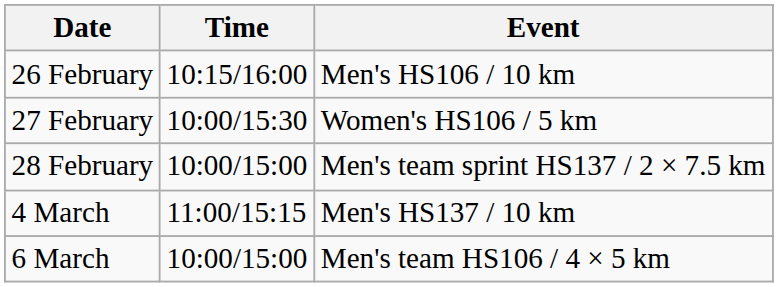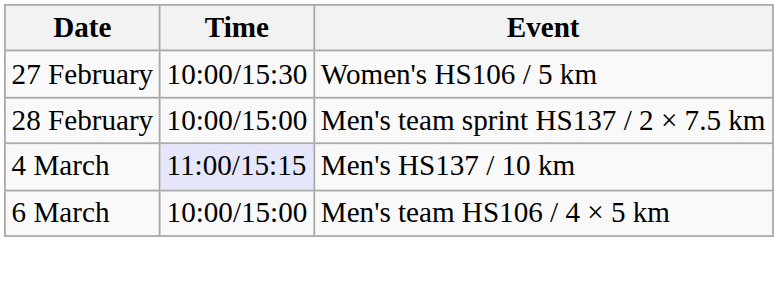- row: (82, 73)
(236, 212) no background -> (236, 166) lavender background
